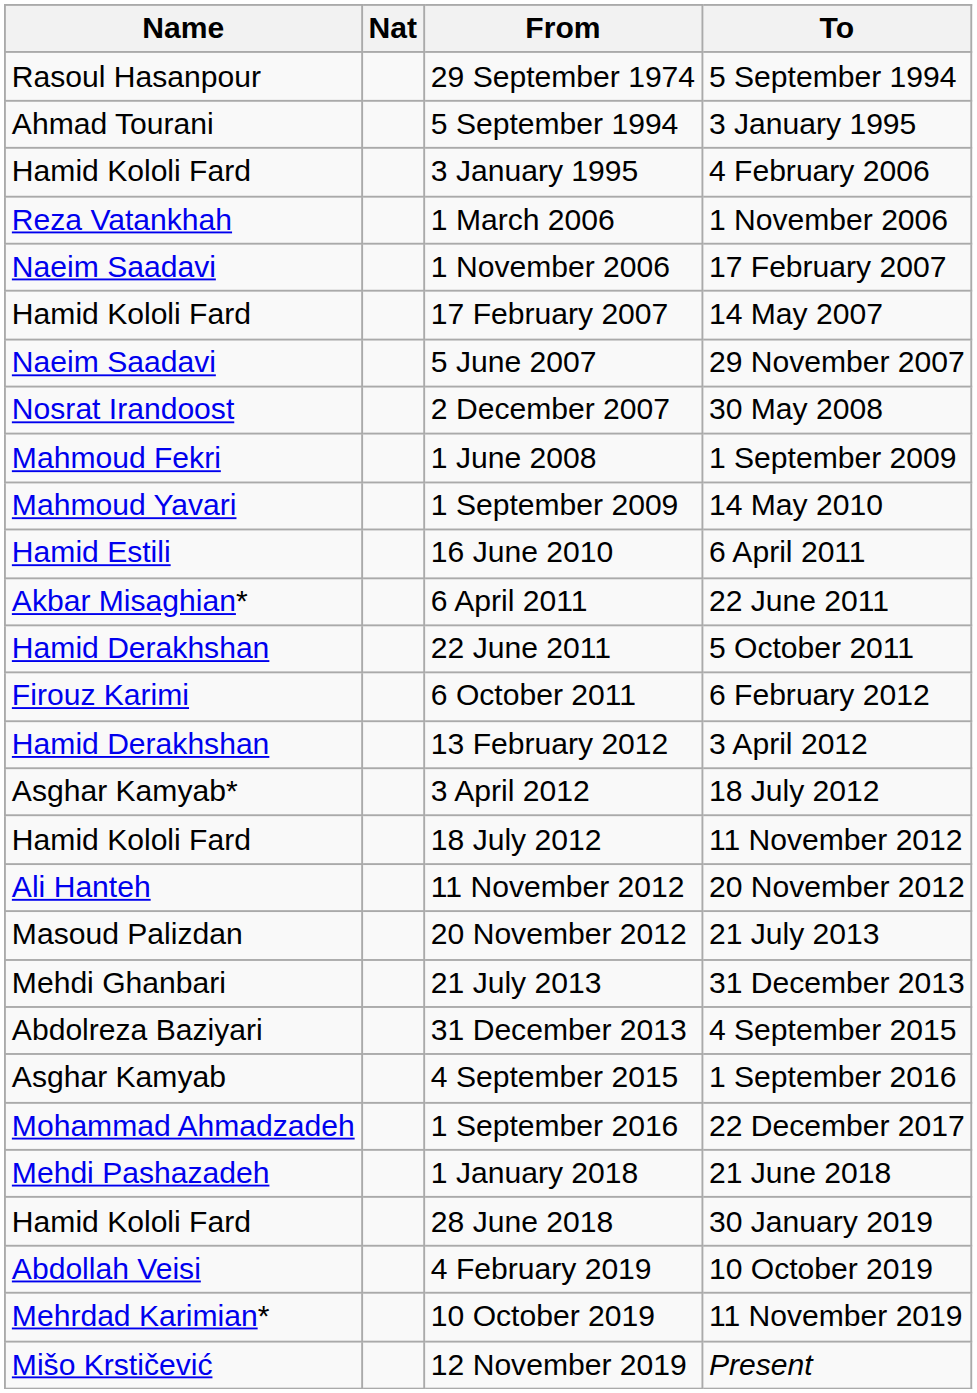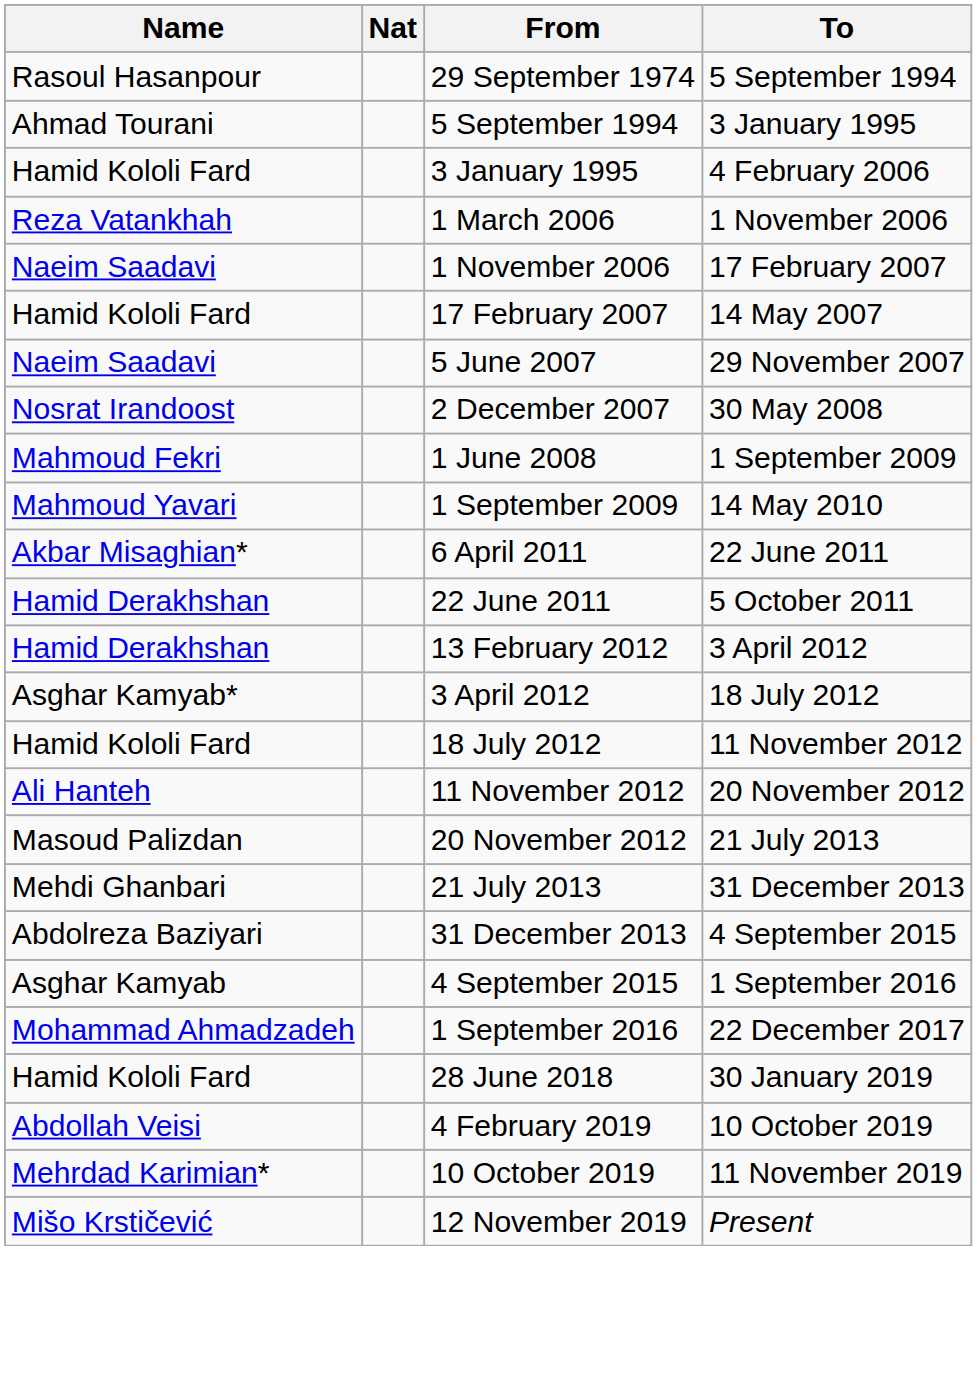- row: (522, 553)
- row: (533, 696)
- row: (535, 1173)
